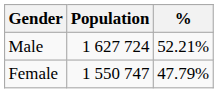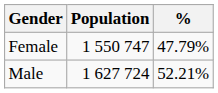rows swapped: (26, 46) <-> (33, 74)
